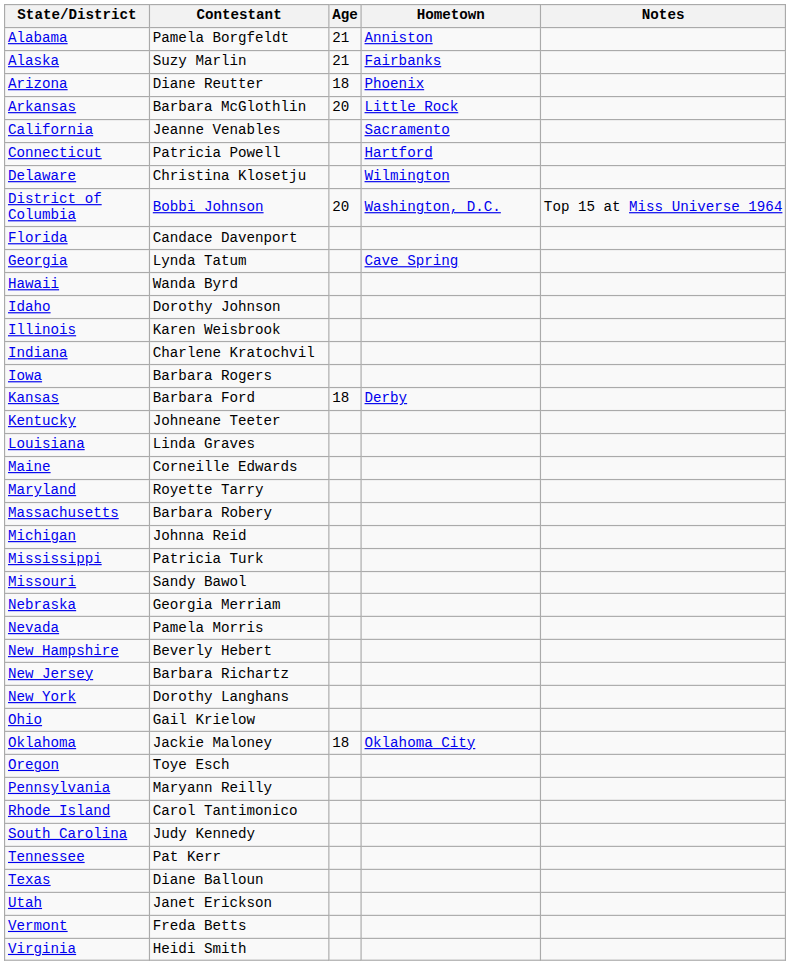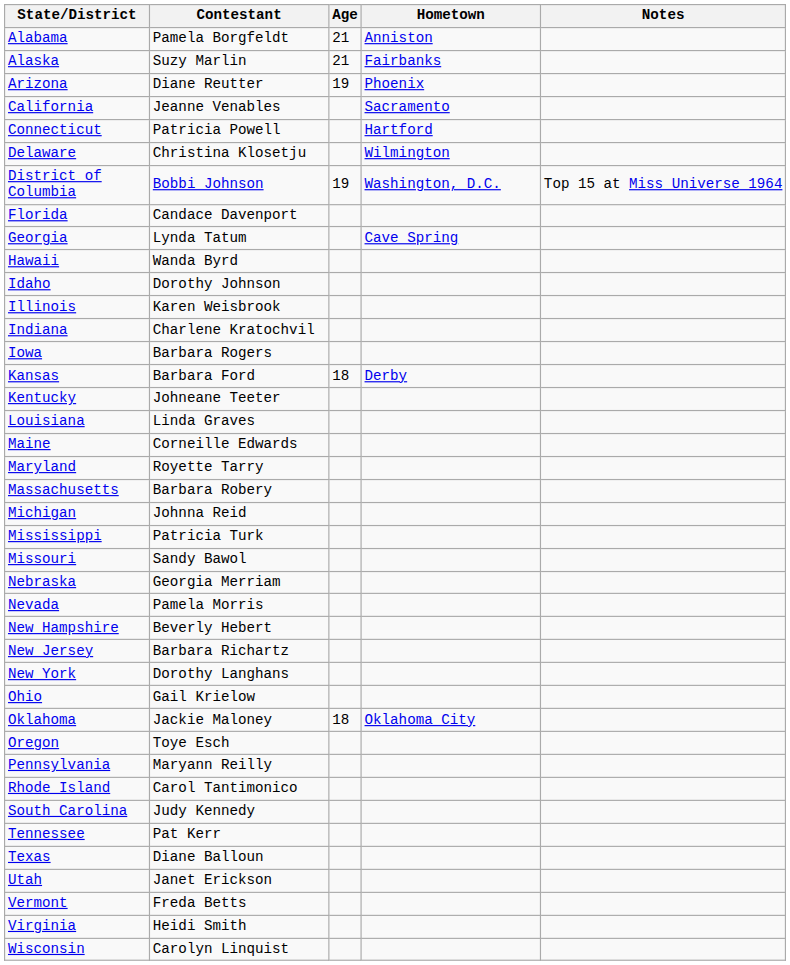(341, 85) 18 -> (341, 85) 19
- row: (42, 108)
(341, 208) 20 -> (341, 185) 19
+ row: (46, 950)
